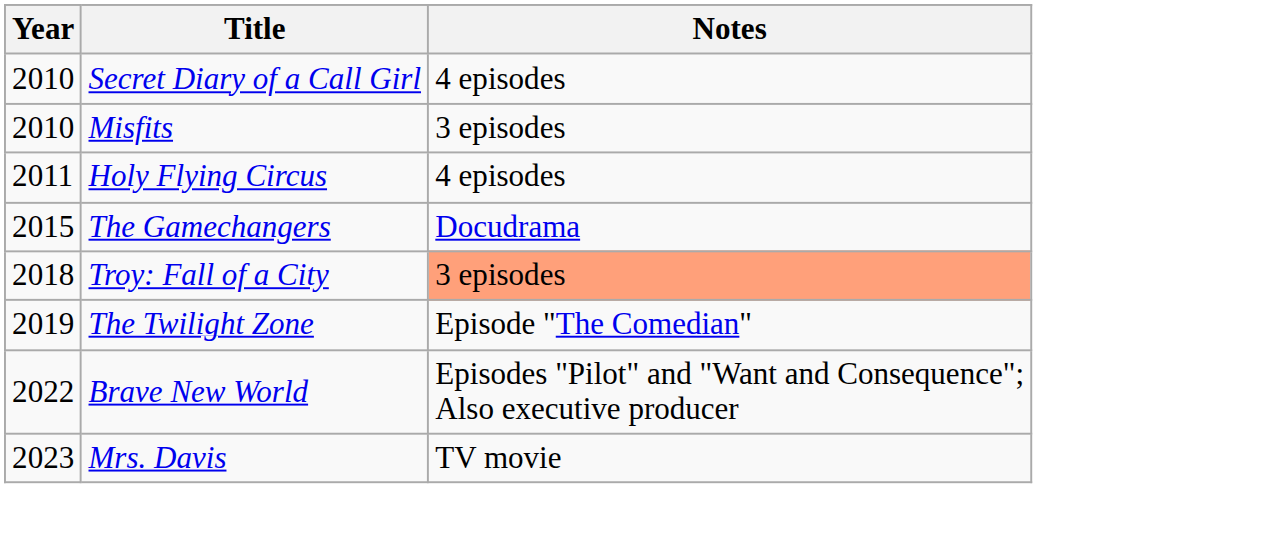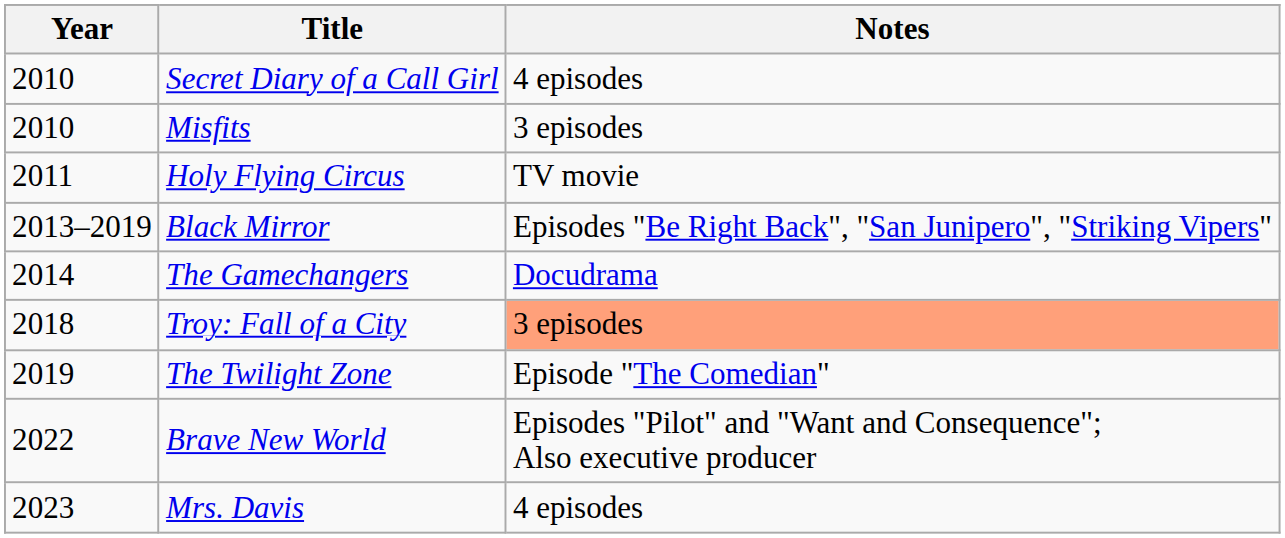(500, 176) 4 episodes -> (576, 176) TV movie
+ row: (248, 226)
(43, 226) 2015 -> (43, 275) 2014
(498, 457) TV movie -> (578, 507) 4 episodes
